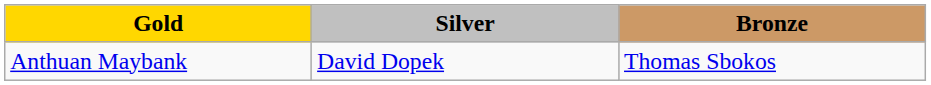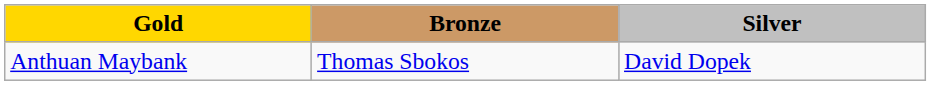columns swapped: (465, 23) <-> (772, 23)
